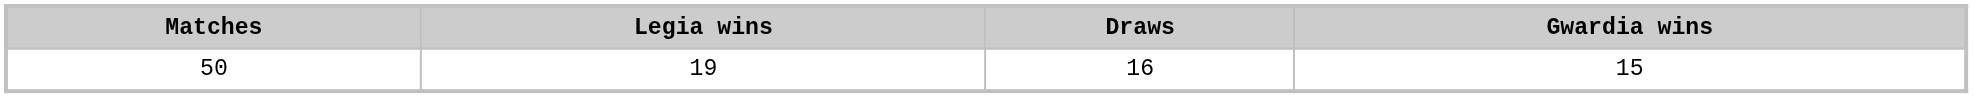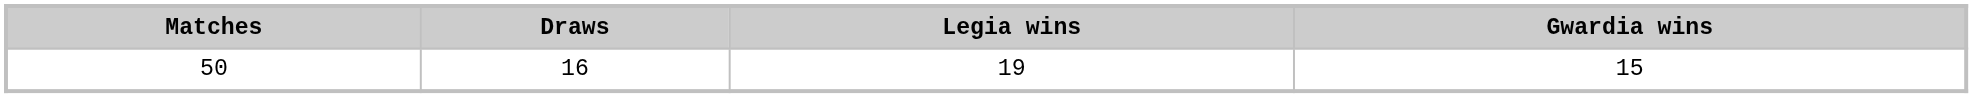columns swapped: (703, 28) <-> (1140, 28)
